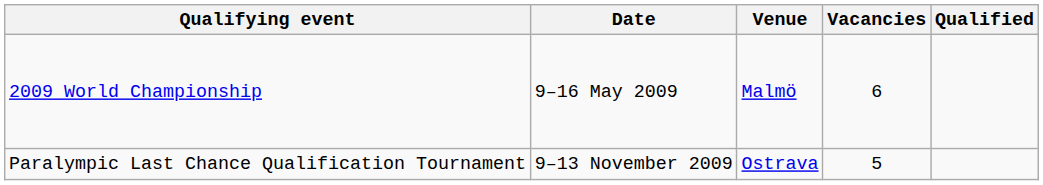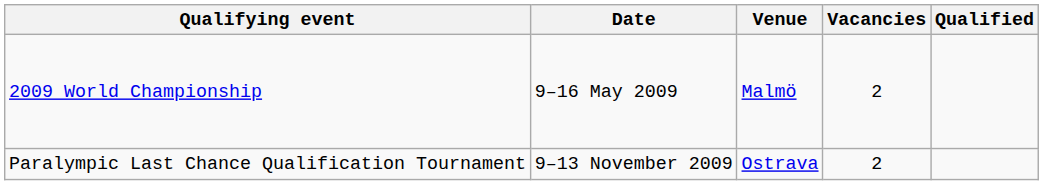(877, 92) 6 -> (877, 92) 2
(877, 164) 5 -> (877, 164) 2
